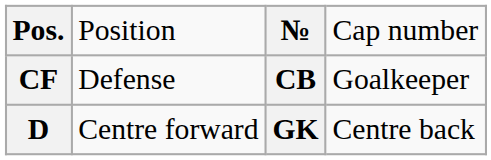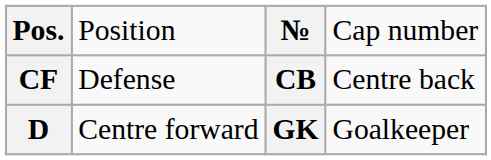(401, 79) Goalkeeper -> (404, 79) Centre back
(404, 128) Centre back -> (401, 128) Goalkeeper
